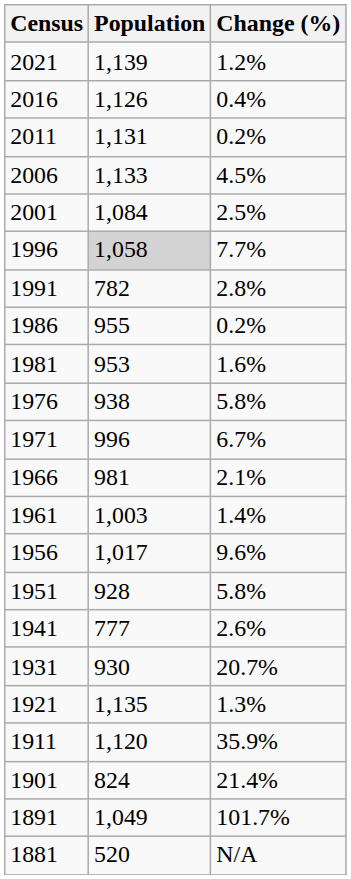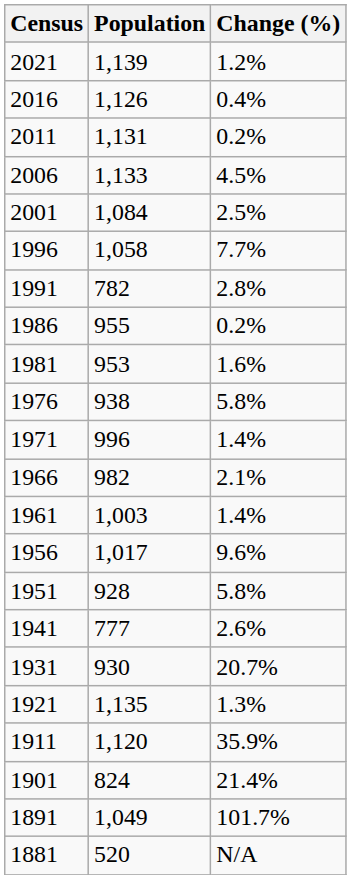(121, 250) lightgrey background -> (121, 250) no background
(241, 439) 6.7% -> (241, 439) 1.4%
(112, 477) 981 -> (112, 477) 982
